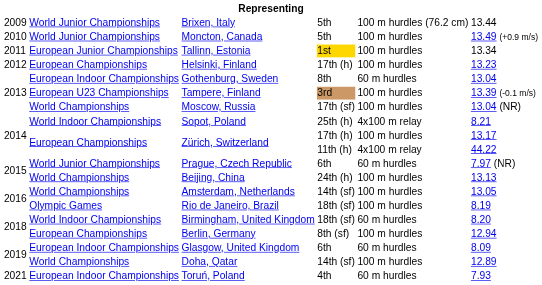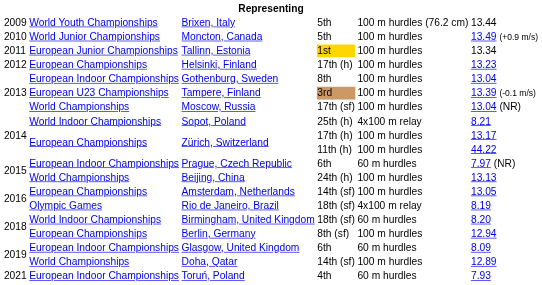(95, 22) World Junior Championships -> (93, 22) World Youth Championships
(387, 79) 60 m hurdles -> (390, 79) 100 m hurdles
(390, 149) 4x100 m relay -> (390, 149) 100 m hurdles
(95, 163) World Junior Championships -> (104, 163) European Indoor Championships
(79, 191) World Championships -> (88, 191) European Championships
(390, 205) 100 m hurdles -> (390, 205) 4x100 m relay
